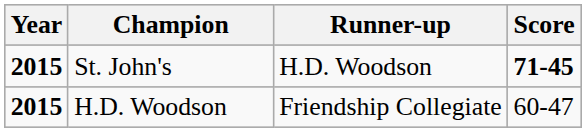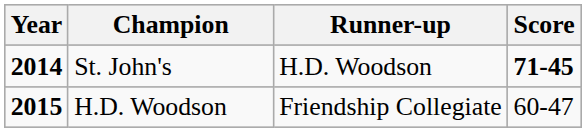(37, 65) 2015 -> (37, 65) 2014
